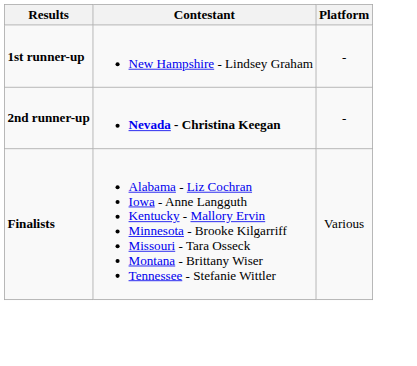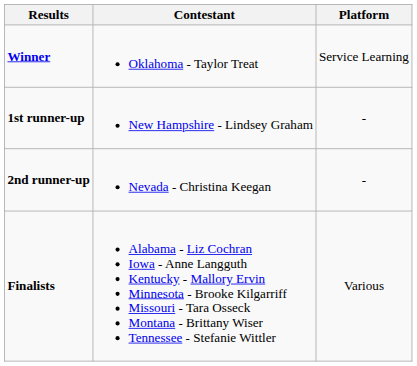+ row: (29, 56)
(204, 125) bold -> (204, 187) normal
